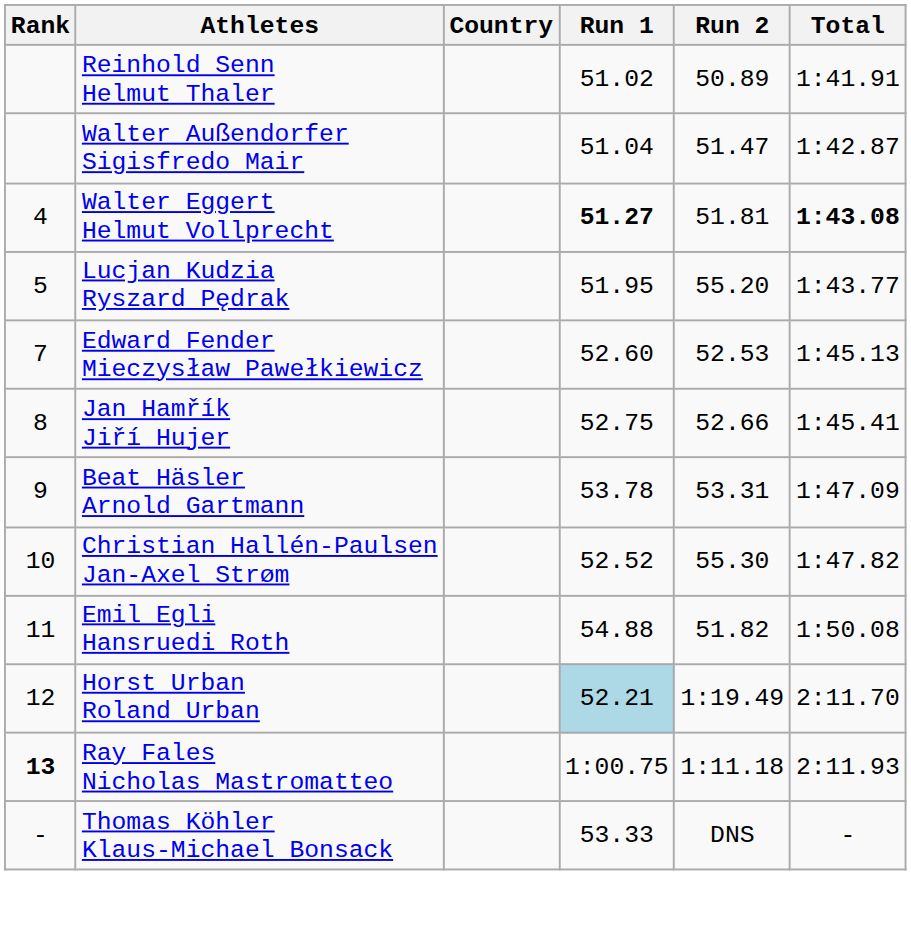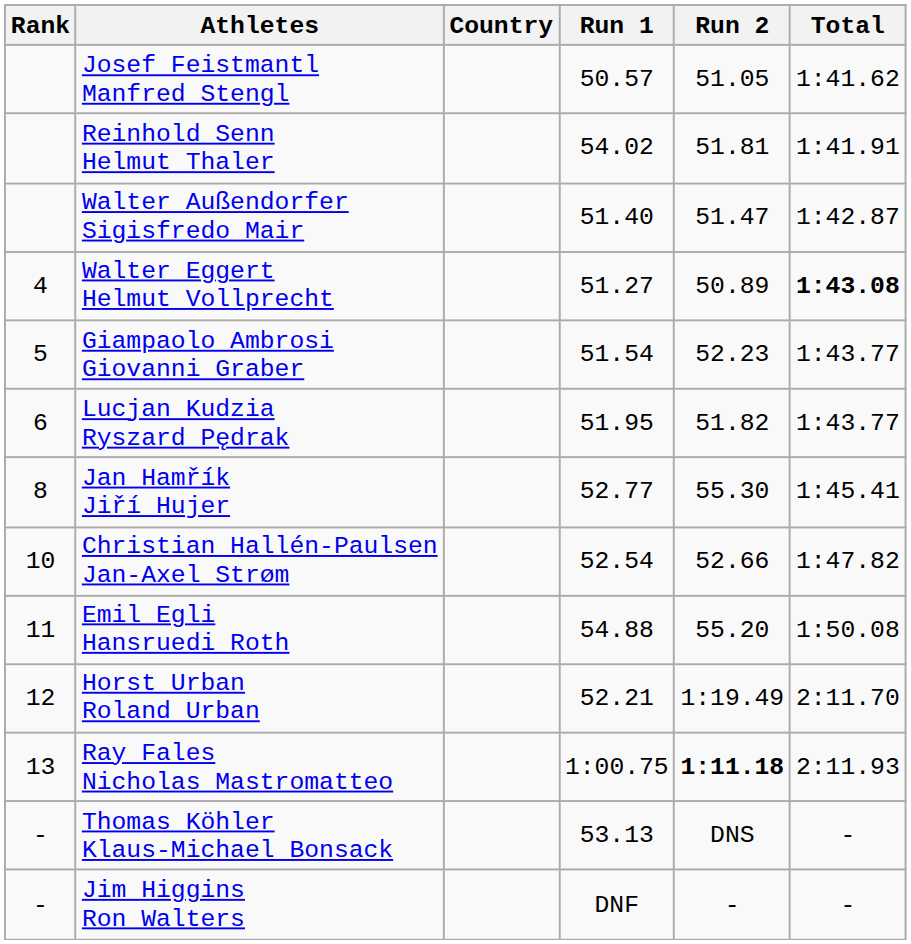+ row: (200, 80)
(617, 80) 51.02 -> (617, 148) 54.02
(732, 80) 50.89 -> (732, 148) 51.81
(617, 148) 51.04 -> (617, 217) 51.40
(617, 217) bold -> (617, 286) normal
(732, 217) 51.81 -> (732, 286) 50.89
+ row: (208, 355)
(40, 286) 5 -> (40, 423) 6
(732, 286) 55.20 -> (732, 423) 51.82
- row: (252, 355)
(617, 423) 52.75 -> (617, 492) 52.77
(732, 423) 52.66 -> (732, 492) 55.30
- row: (193, 492)
(617, 561) 52.52 -> (617, 561) 52.54
(732, 561) 55.30 -> (732, 561) 52.66
(732, 630) 51.82 -> (732, 630) 55.20
(617, 698) lightblue background -> (617, 698) no background
(40, 767) bold -> (40, 767) normal
(732, 767) normal -> (732, 767) bold
(617, 836) 53.33 -> (617, 836) 53.13
+ row: (163, 905)
